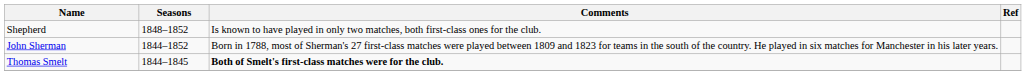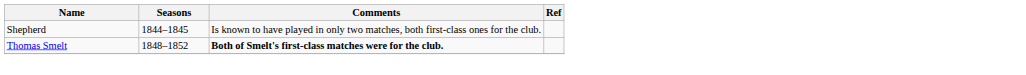(165, 29) 1848–1852 -> (165, 29) 1844–1845
- row: (36, 45)
(165, 62) 1844–1845 -> (165, 45) 1848–1852
